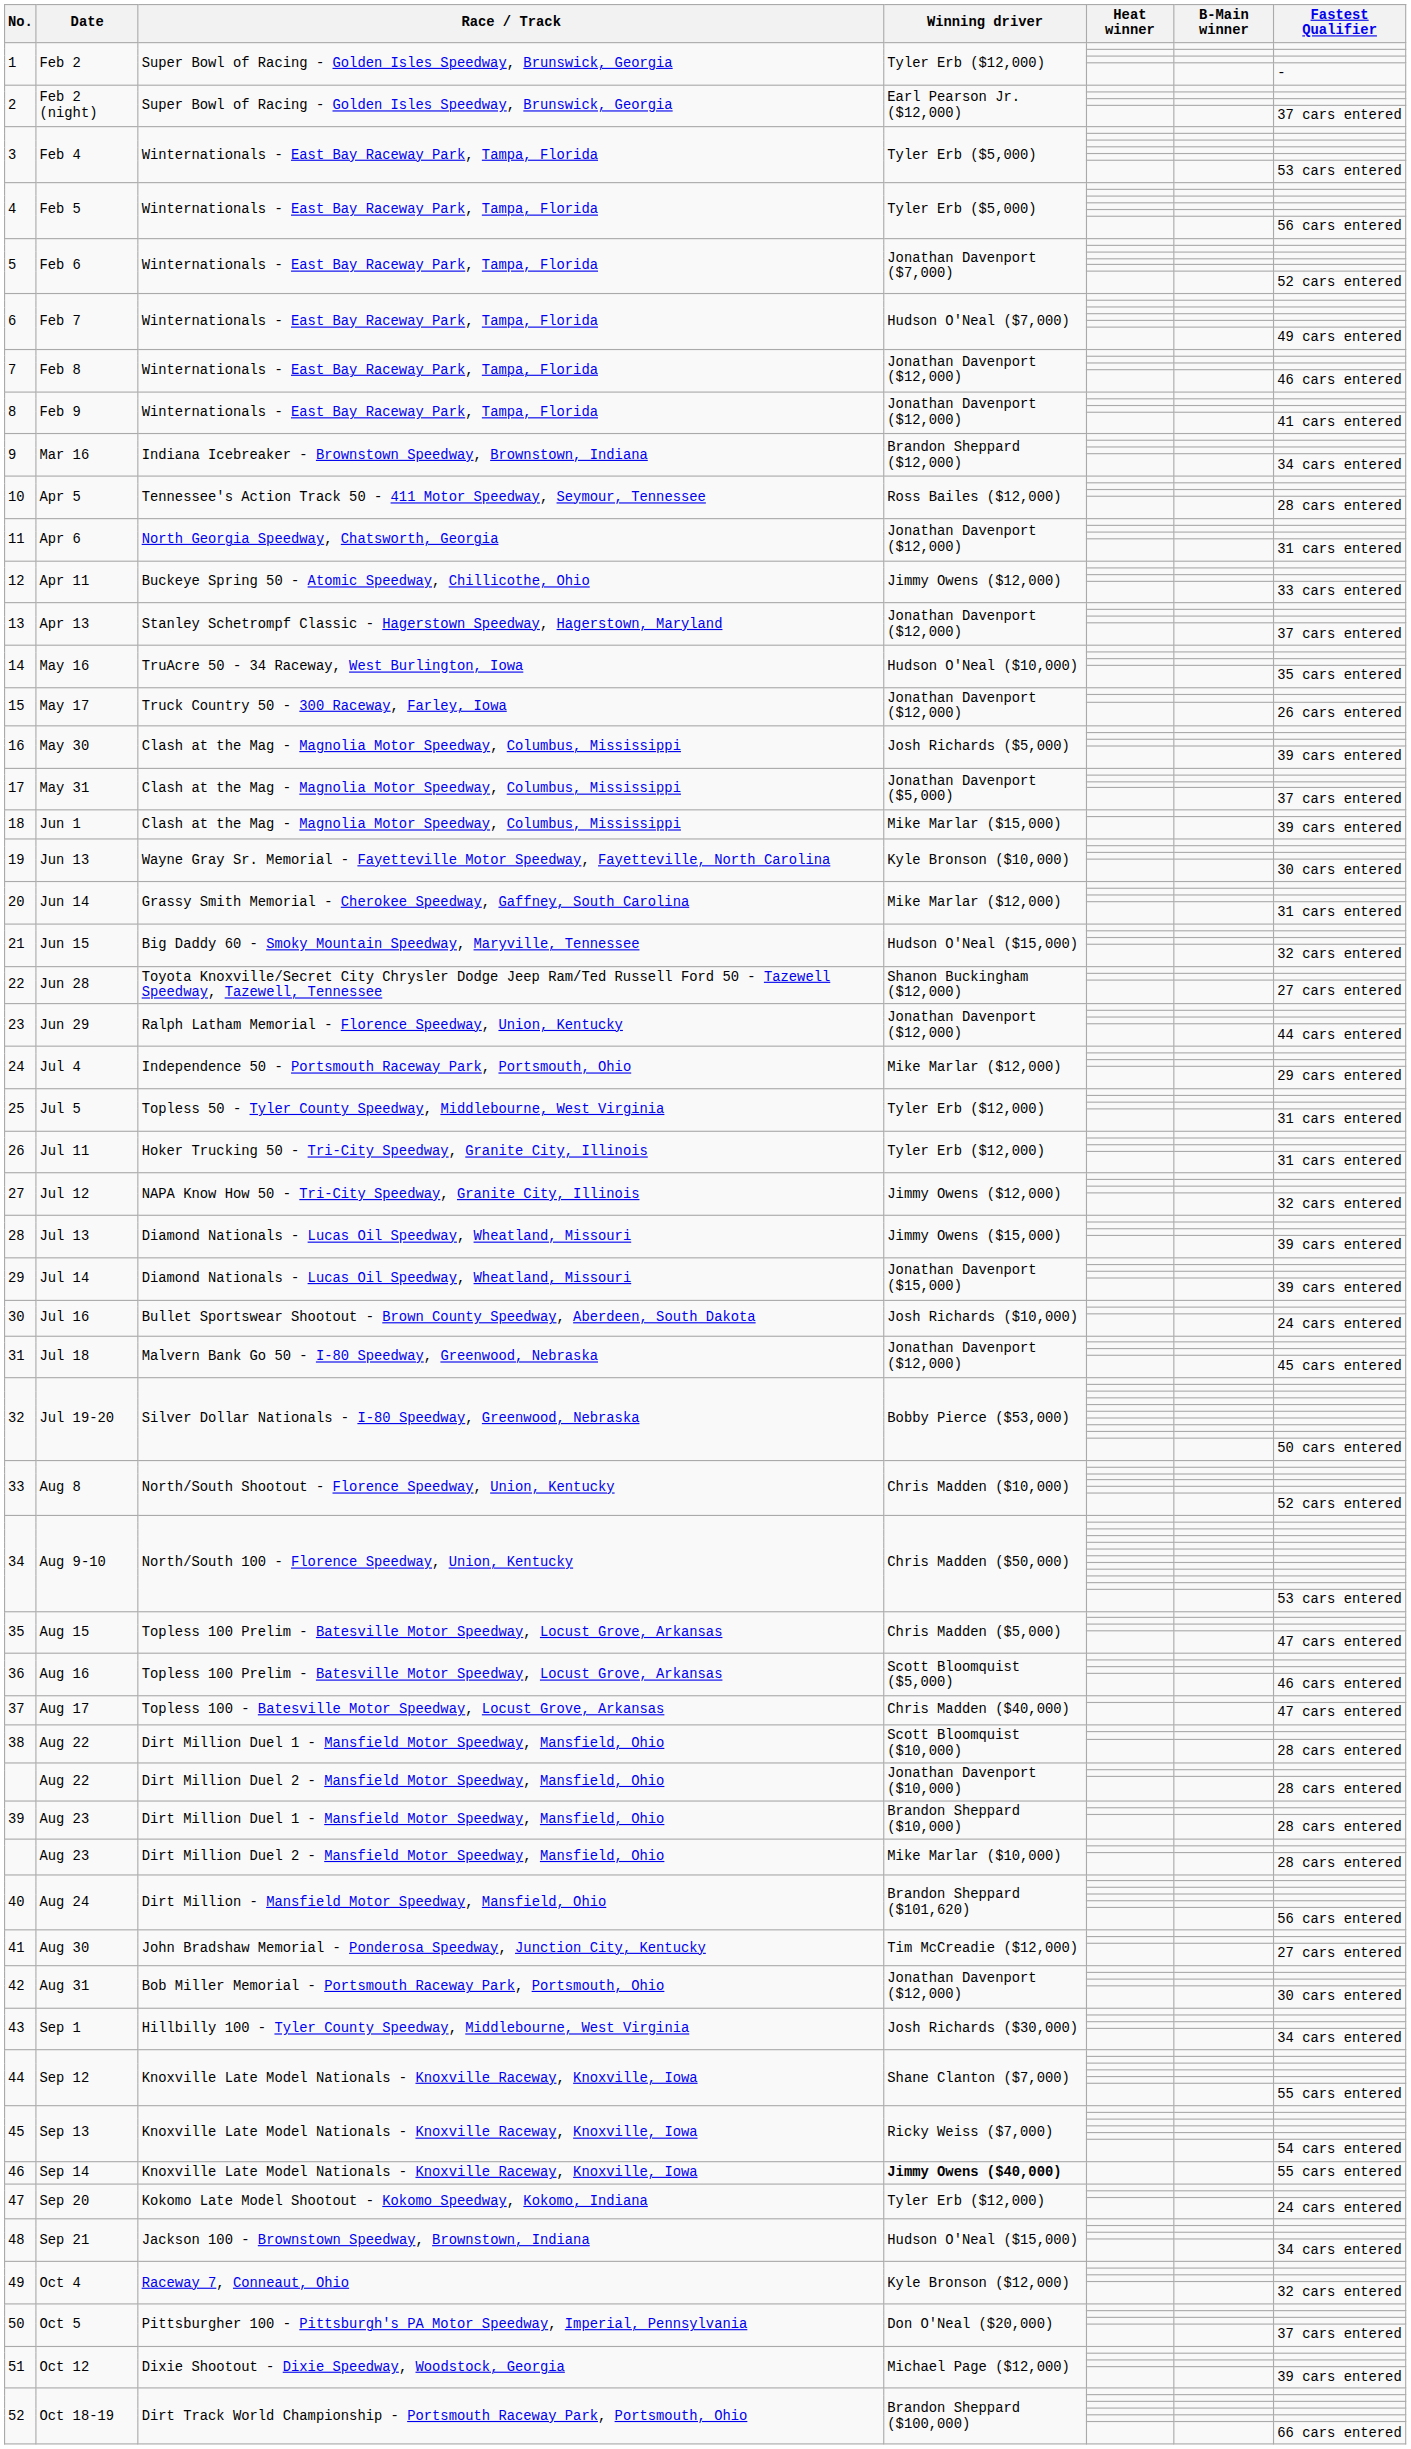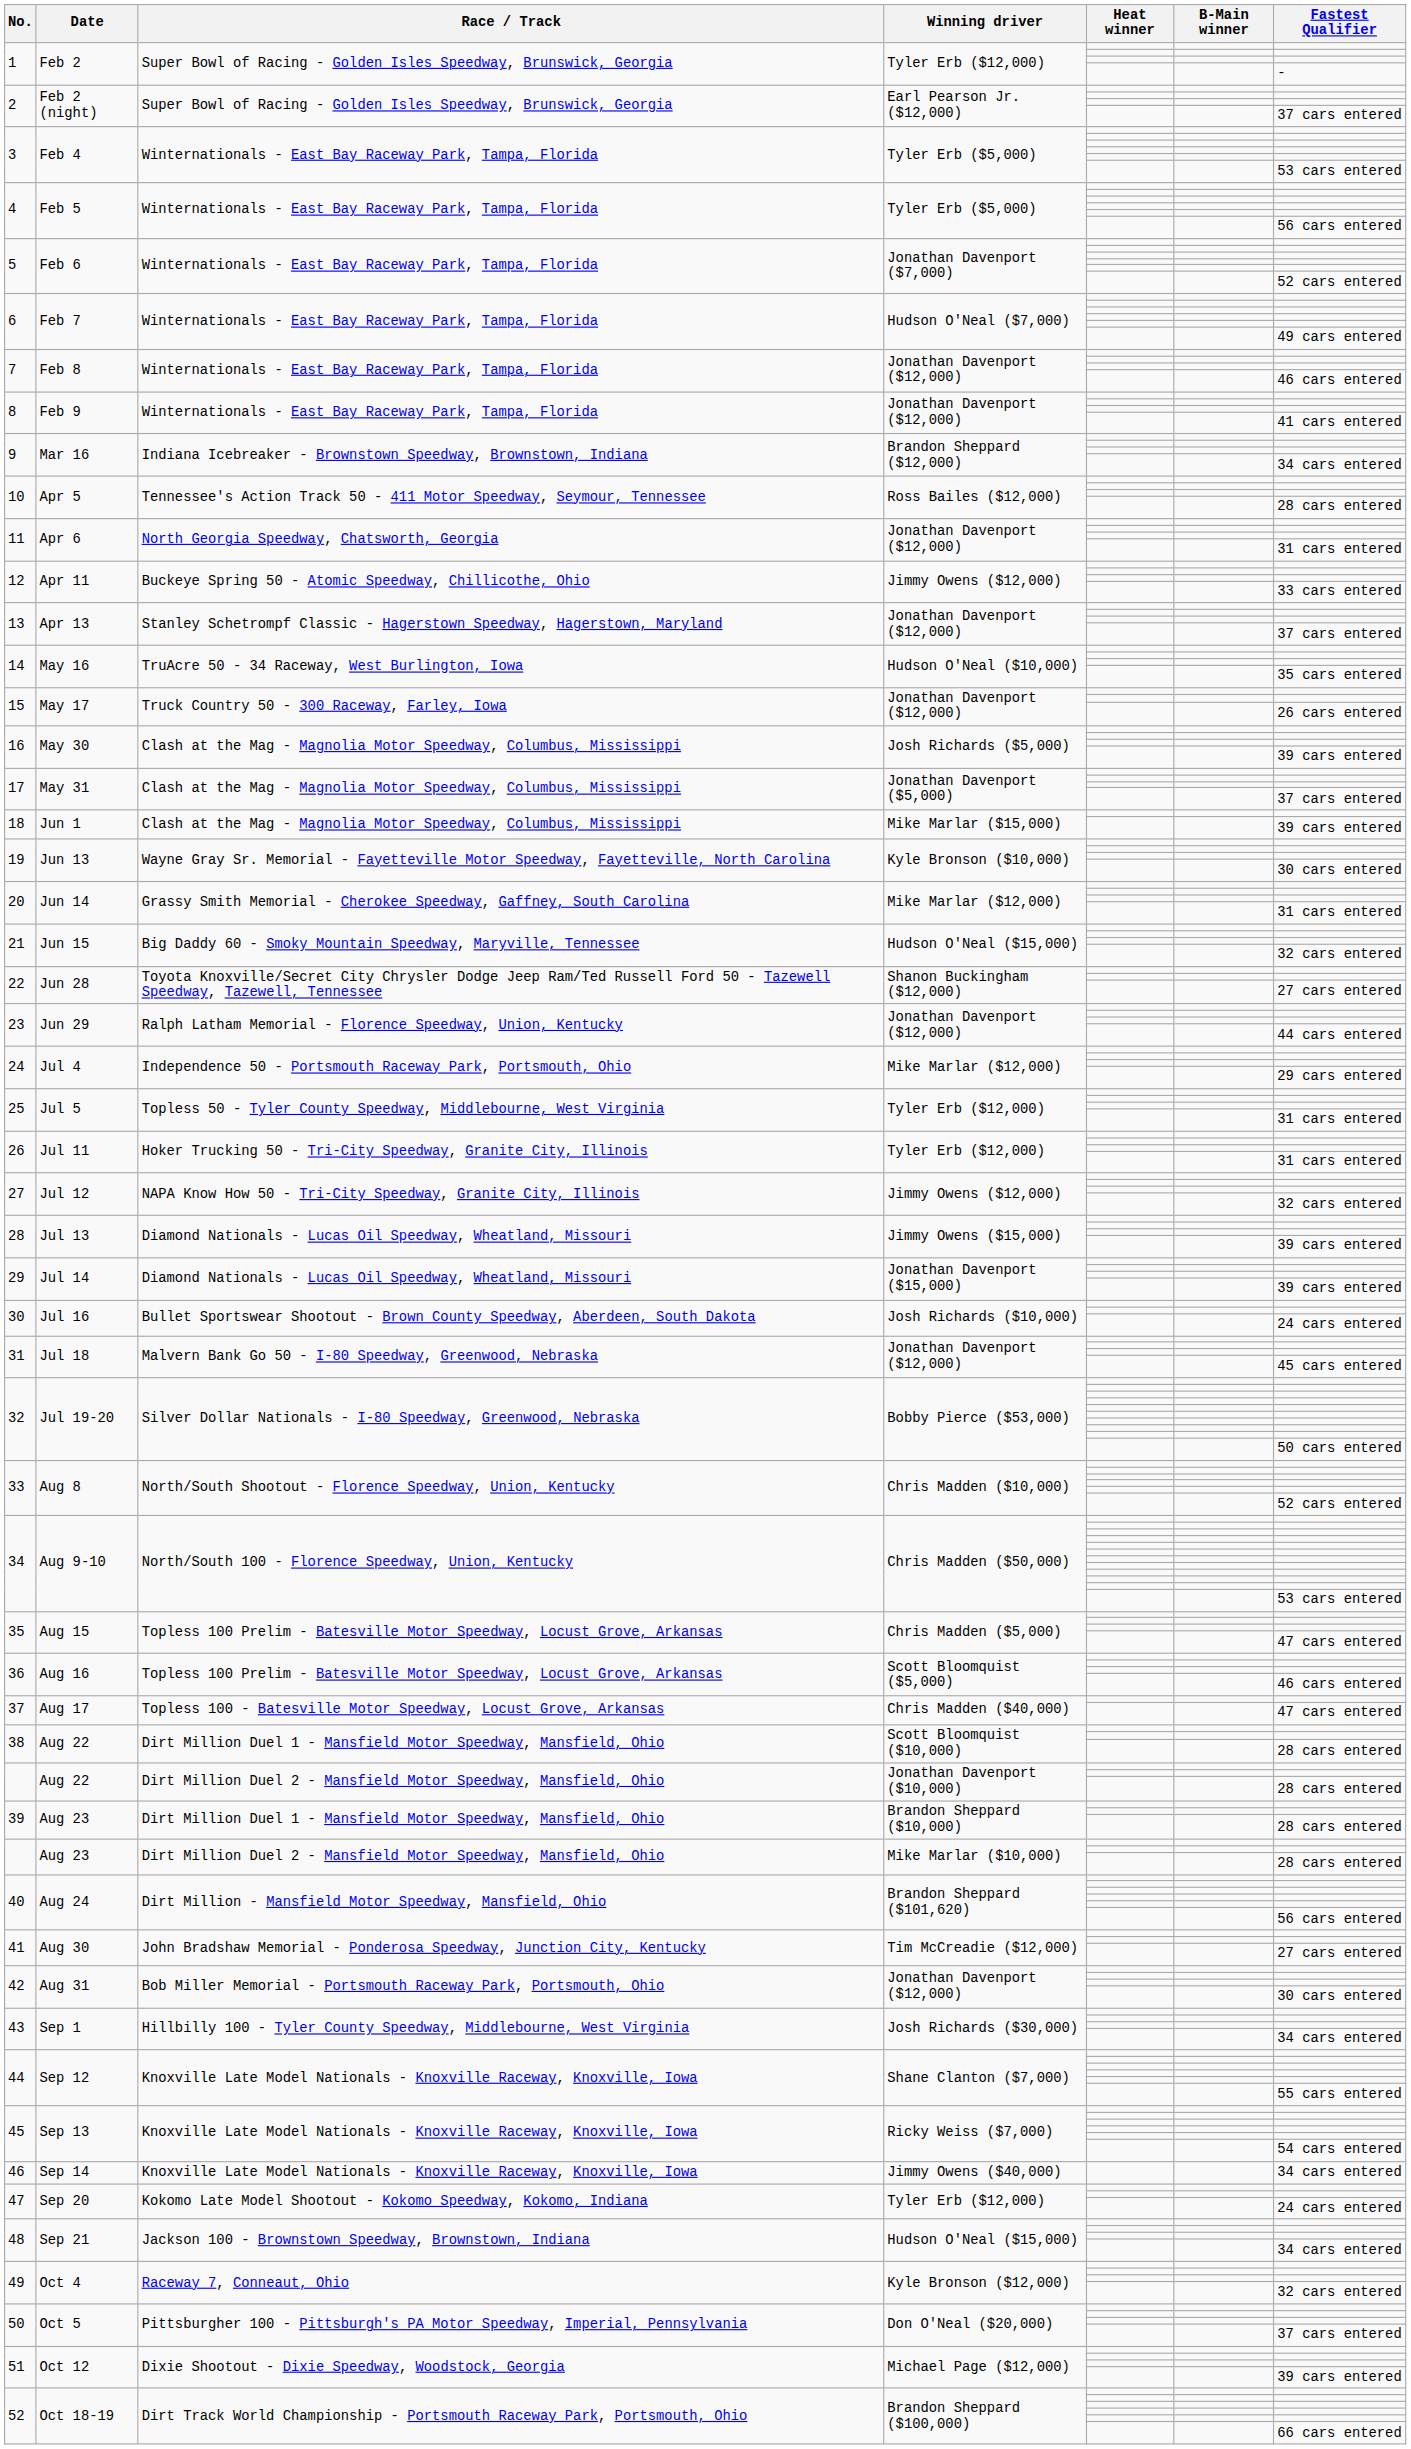(974, 2173) bold -> (974, 2173) normal
(1339, 2173) 55 cars entered -> (1339, 2173) 34 cars entered
